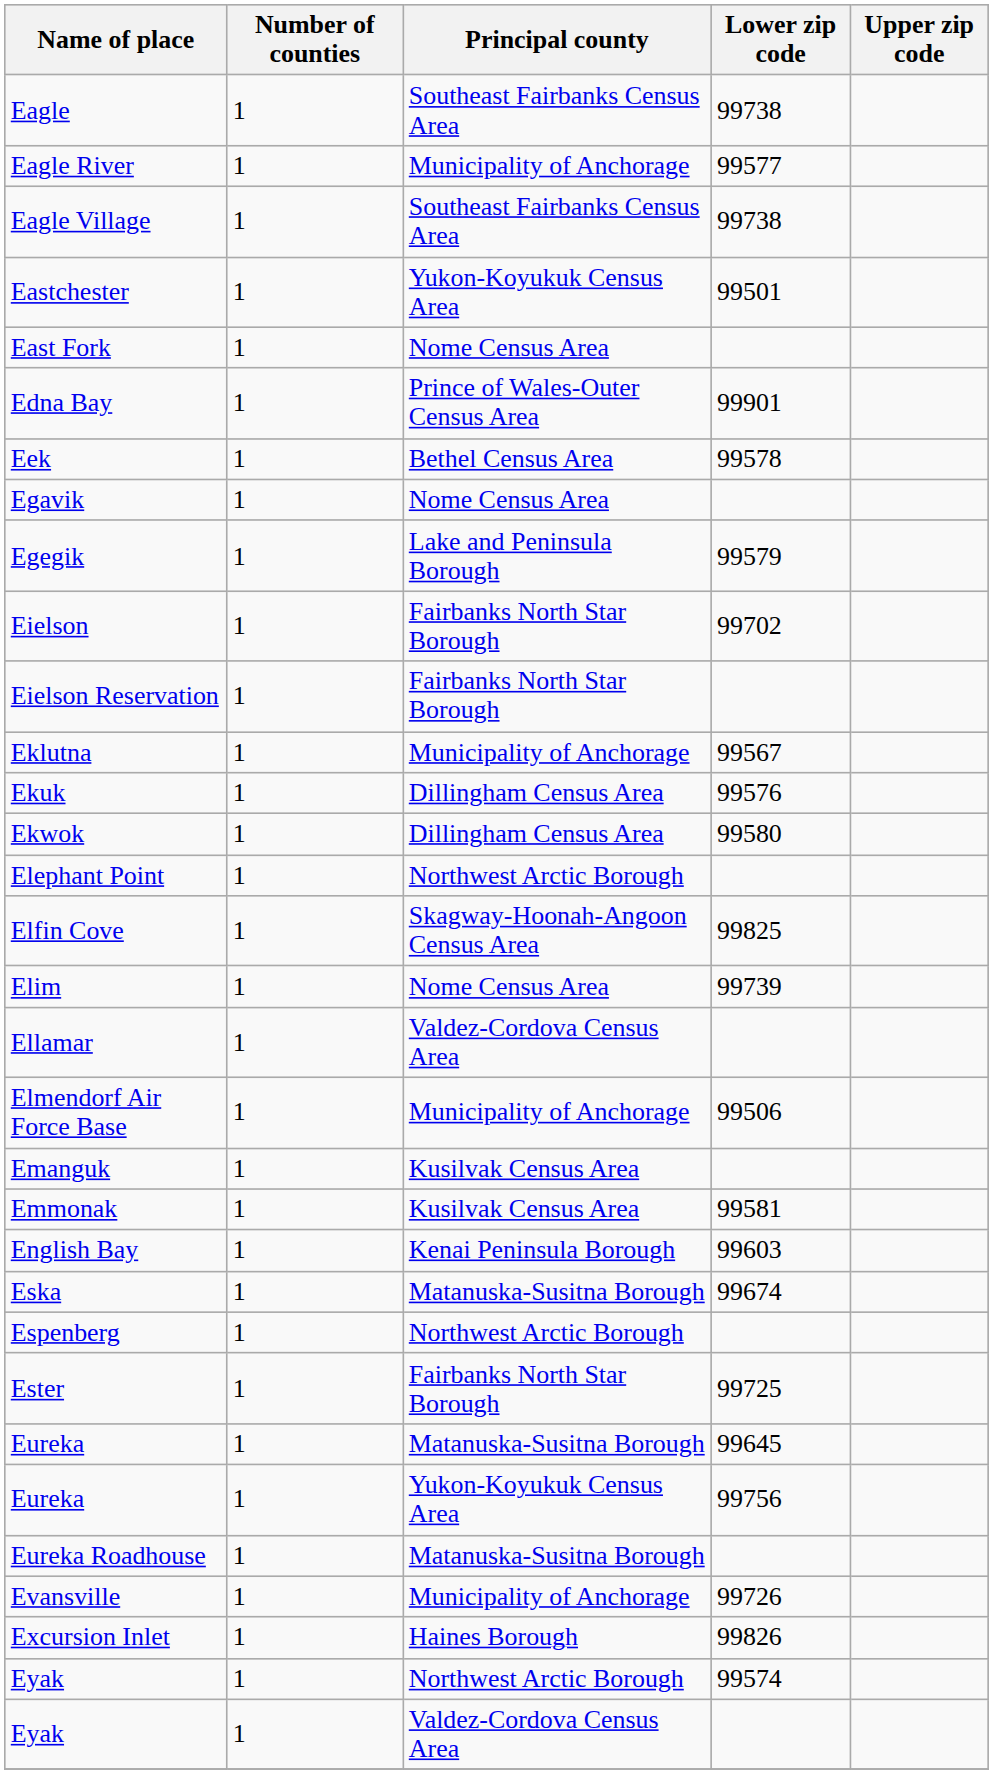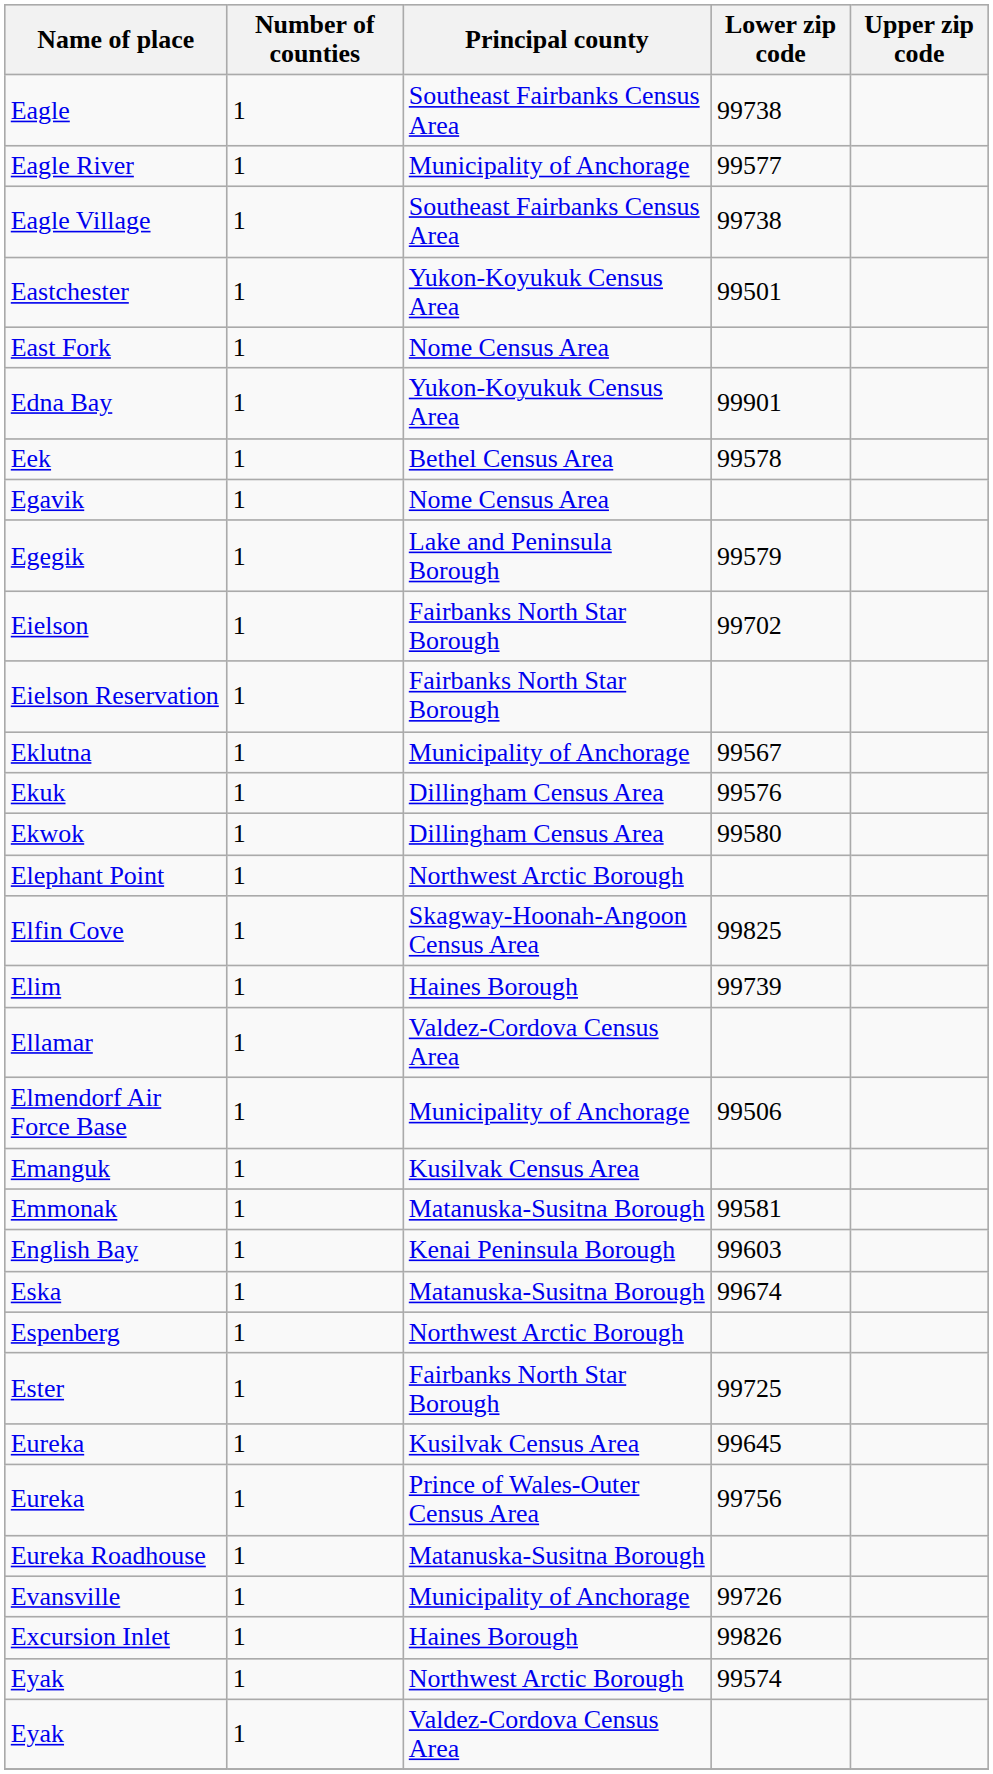(524, 402) Prince of Wales-Outer Census Area -> (536, 402) Yukon-Koyukuk Census Area
(509, 986) Nome Census Area -> (493, 986) Haines Borough
(524, 1209) Kusilvak Census Area -> (557, 1209) Matanuska-Susitna Borough
(557, 1443) Matanuska-Susitna Borough -> (524, 1443) Kusilvak Census Area
(536, 1499) Yukon-Koyukuk Census Area -> (524, 1499) Prince of Wales-Outer Census Area
